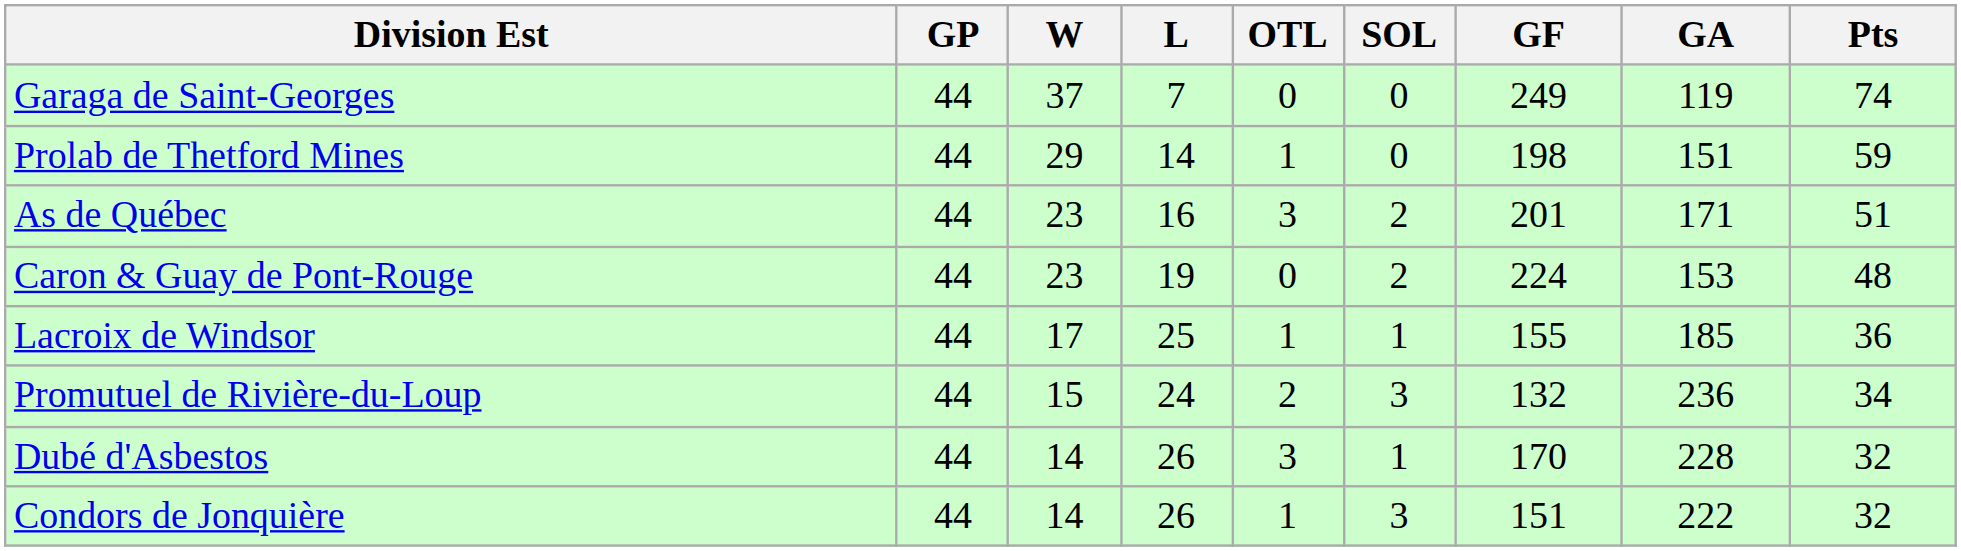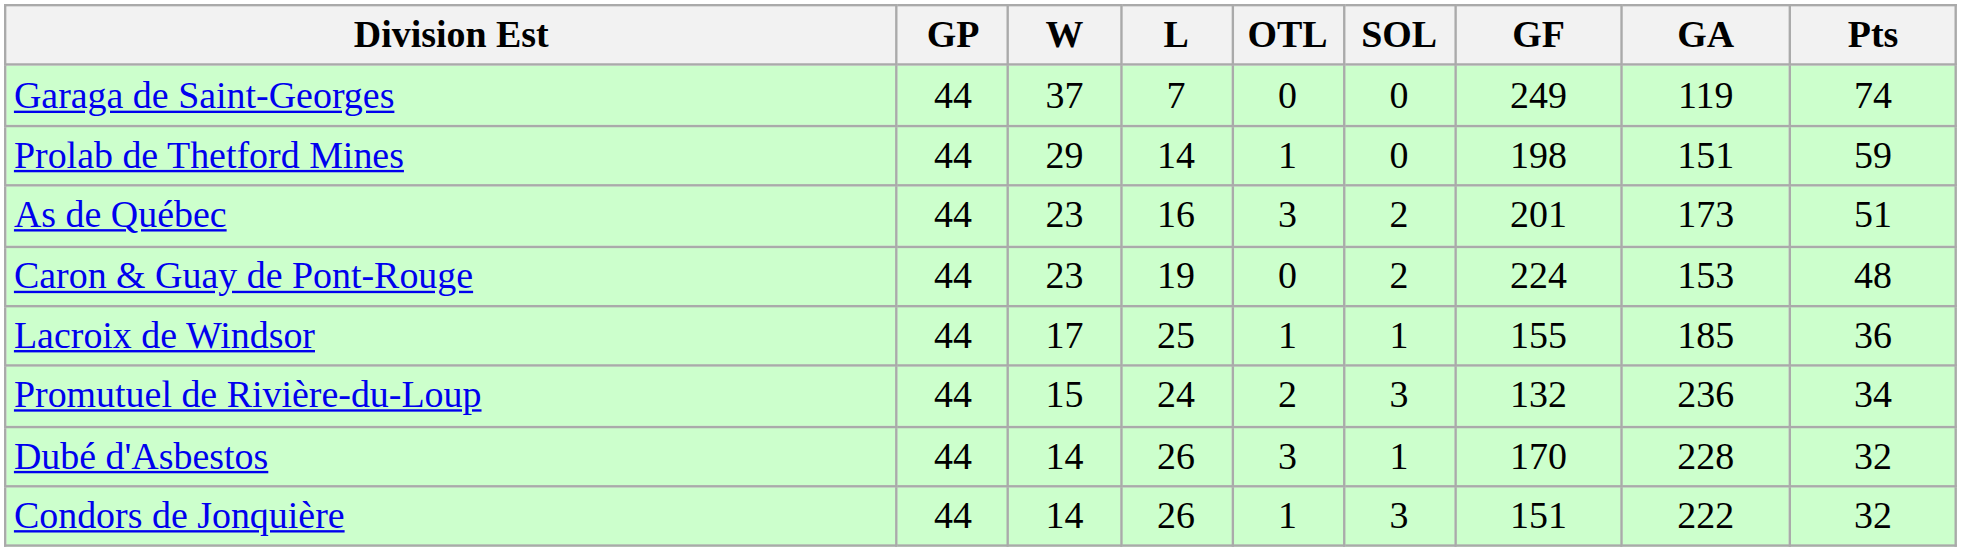(1706, 214) 171 -> (1706, 214) 173
